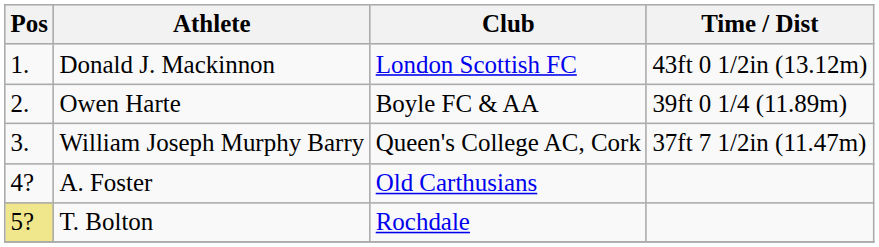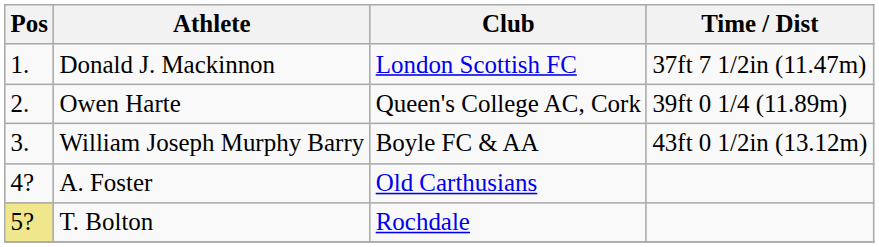(760, 63) 43ft 0 1/2in (13.12m) -> (759, 63) 37ft 7 1/2in (11.47m)
(457, 103) Boyle FC & AA -> (508, 103) Queen's College AC, Cork
(508, 143) Queen's College AC, Cork -> (457, 143) Boyle FC & AA
(759, 143) 37ft 7 1/2in (11.47m) -> (760, 143) 43ft 0 1/2in (13.12m)
